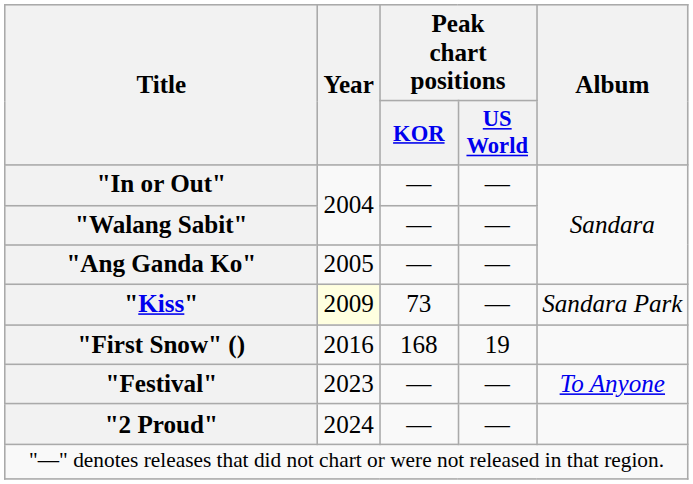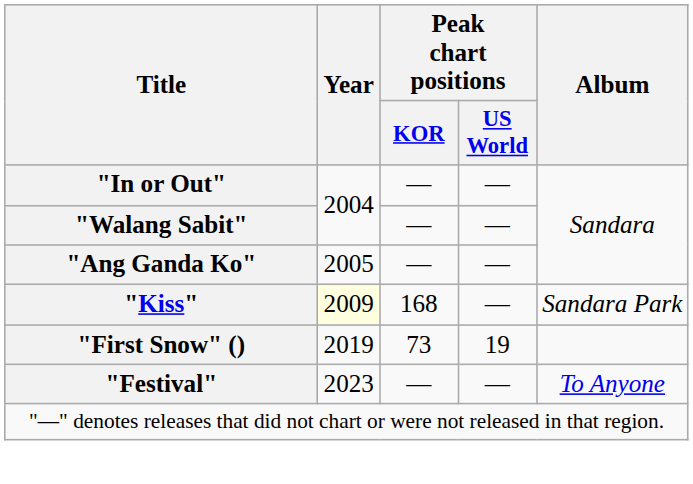(419, 304) 73 -> (419, 304) 168
(349, 344) 2016 -> (349, 344) 2019
(419, 344) 168 -> (419, 344) 73
- row: (161, 423)
